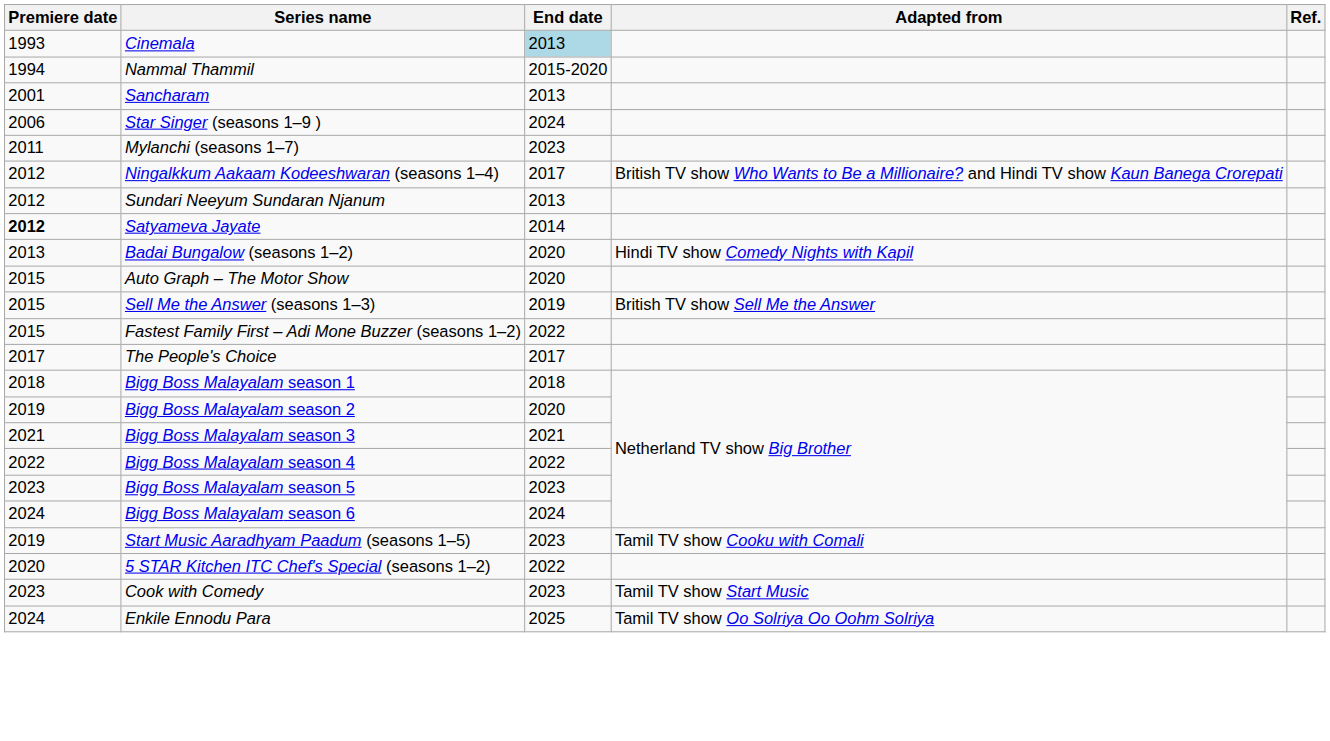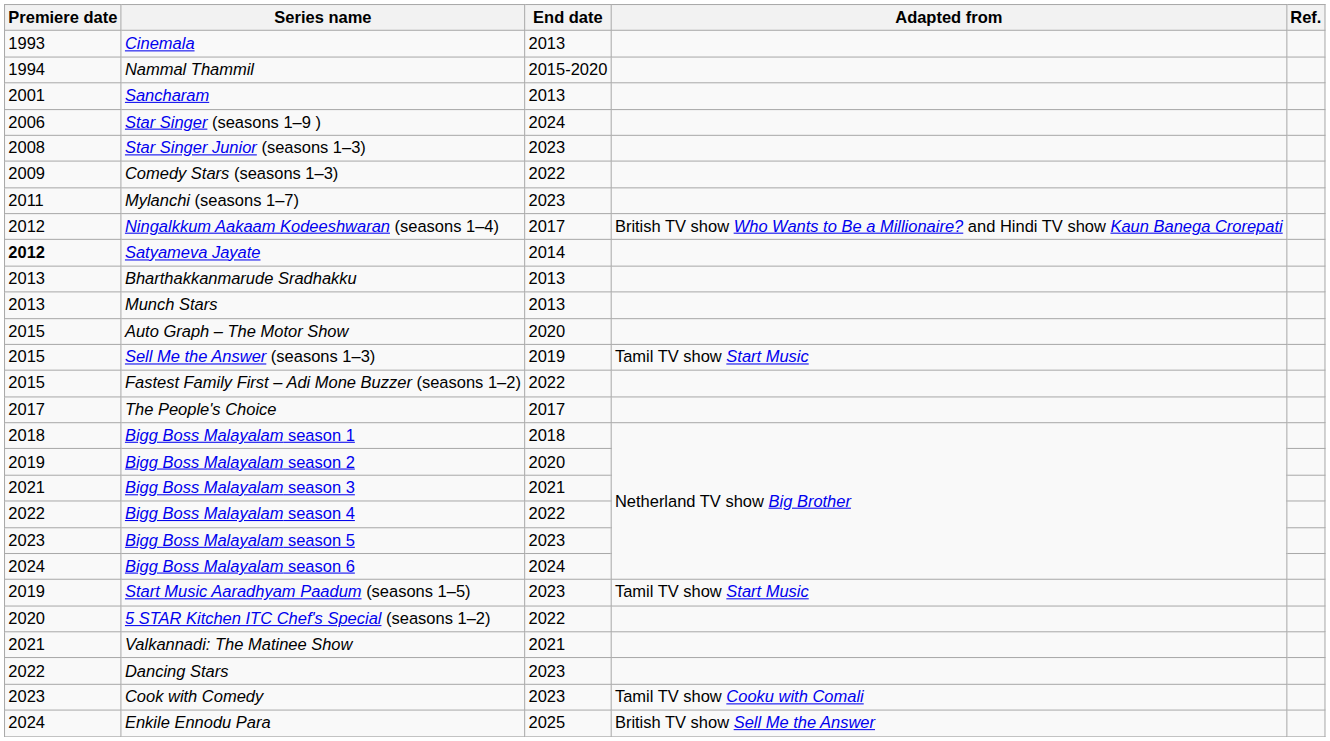(547, 43) lightblue background -> (547, 43) no background
+ row: (245, 148)
+ row: (232, 174)
- row: (255, 200)
+ row: (241, 278)
+ row: (171, 305)
- row: (239, 252)
(745, 305) British TV show Sell Me the Answer -> (712, 357) Tamil TV show Start Music
(739, 540) Tamil TV show Cooku with Comali -> (712, 592) Tamil TV show Start Music
+ row: (239, 644)
+ row: (177, 670)
(712, 592) Tamil TV show Start Music -> (739, 697) Tamil TV show Cooku with Comali
(775, 618) Tamil TV show Oo Solriya Oo Oohm Solriya -> (745, 723) British TV show Sell Me the Answer
